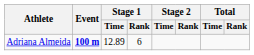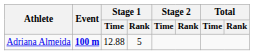(114, 42) 12.89 -> (114, 42) 12.88
(139, 42) 6 -> (139, 42) 5
